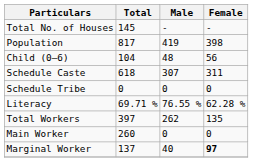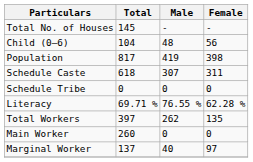rows swapped: (35, 42) <-> (38, 58)
(212, 149) bold -> (212, 149) normal
